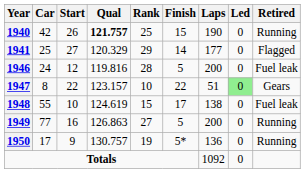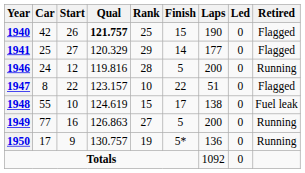(277, 31) Running -> (277, 31) Flagged
(277, 68) Fuel leak -> (277, 68) Running
(240, 86) lightgreen background -> (240, 86) no background
(277, 86) Gears -> (277, 86) Flagged
